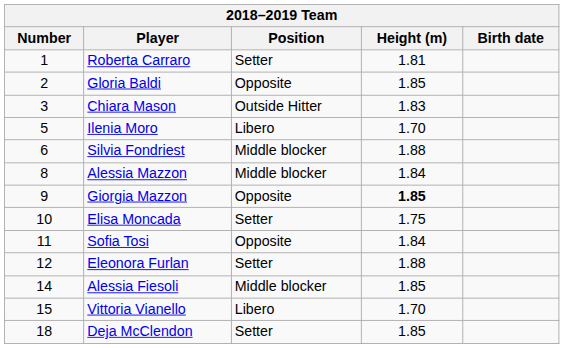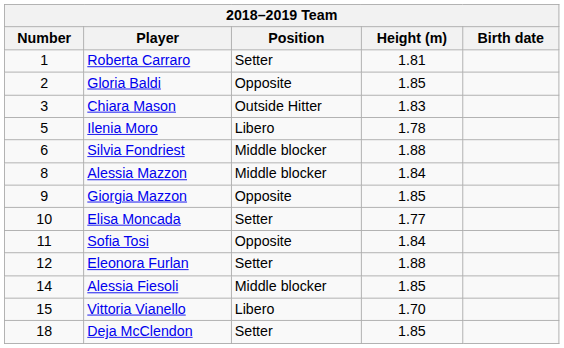(412, 128) 1.70 -> (412, 128) 1.78
(412, 196) bold -> (412, 196) normal
(412, 219) 1.75 -> (412, 219) 1.77
